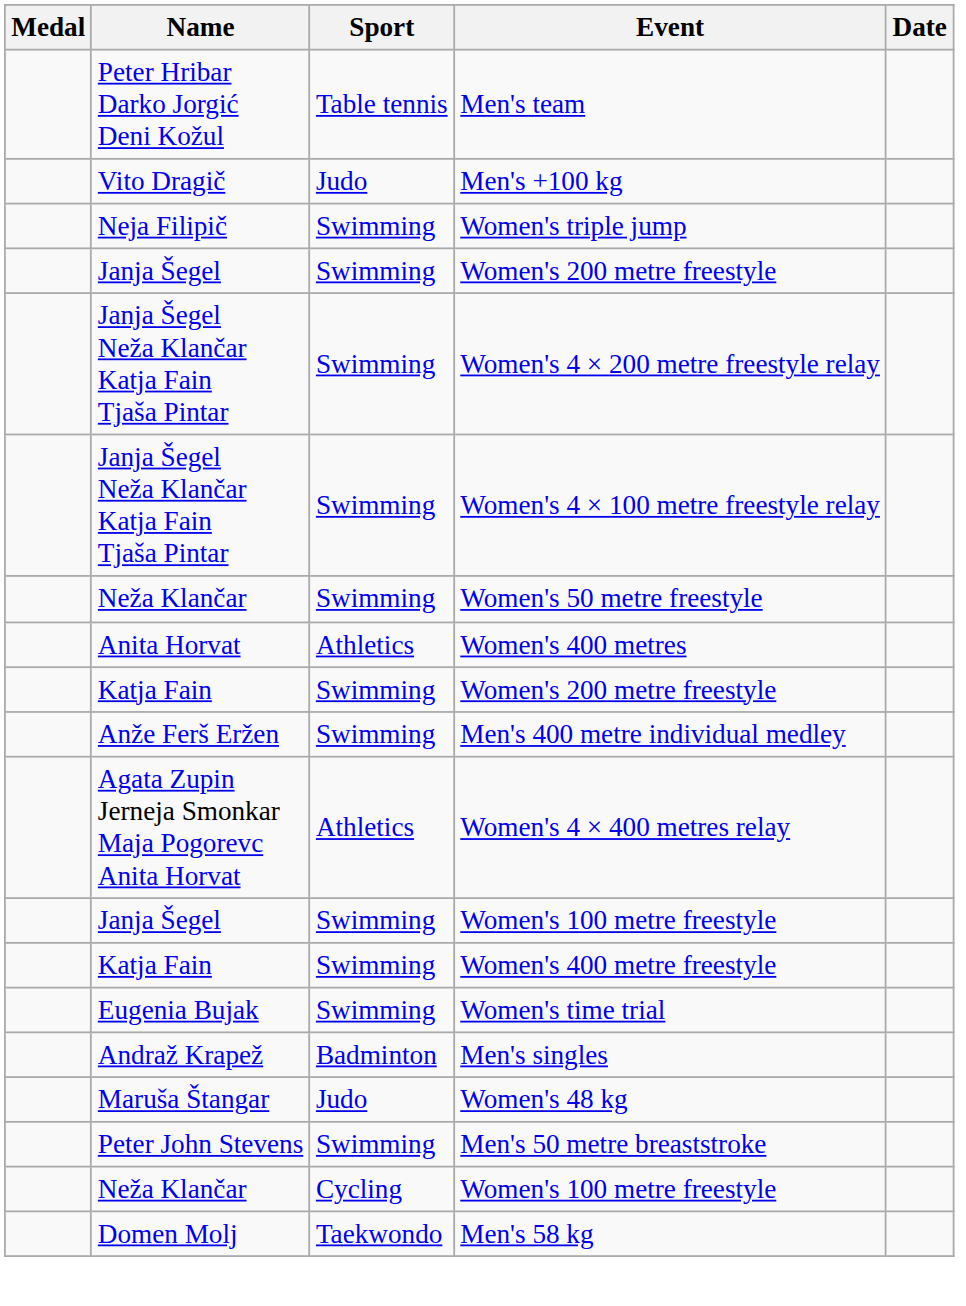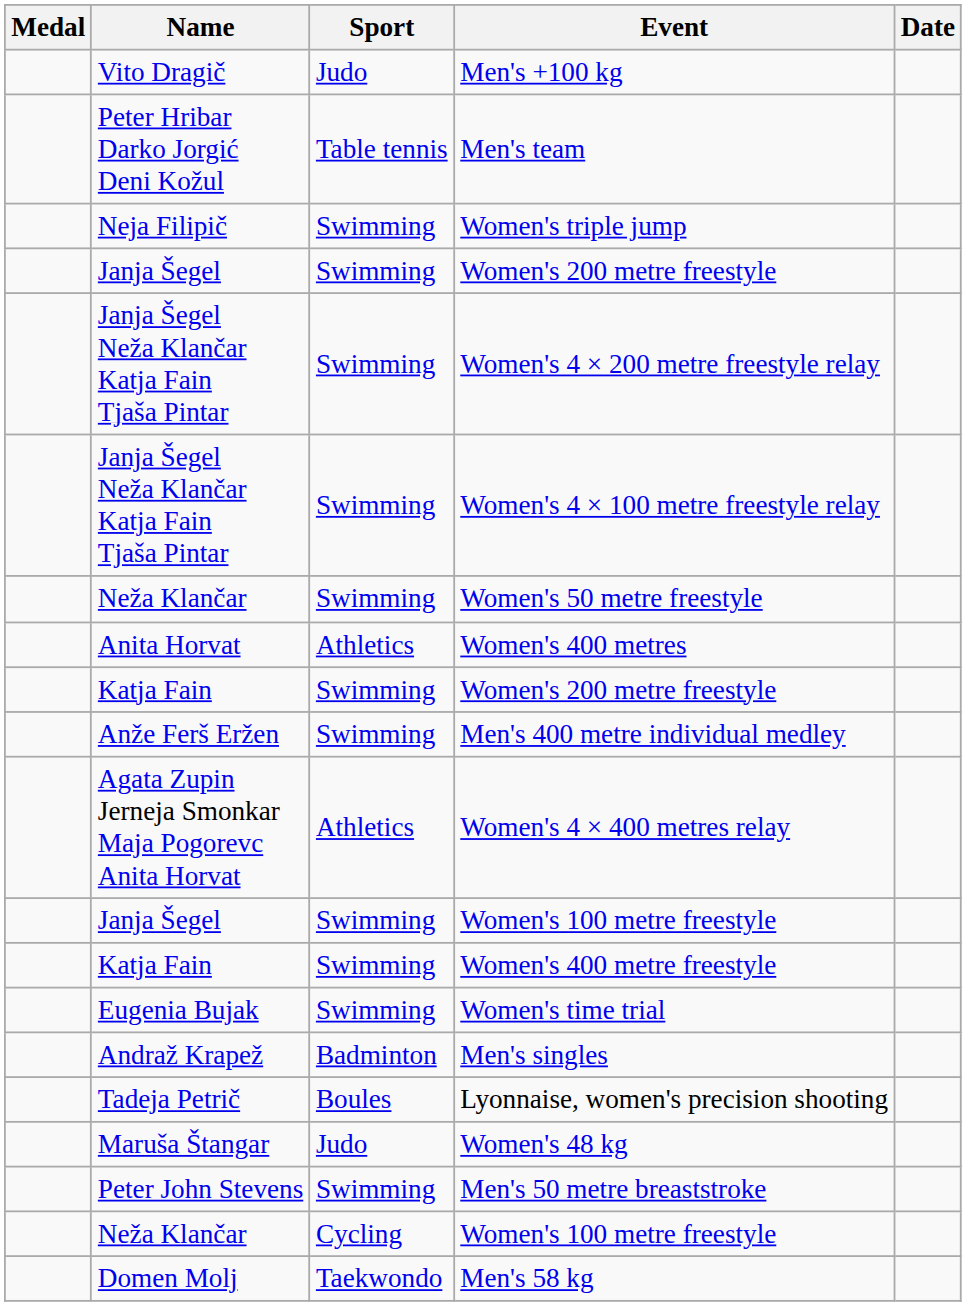rows swapped: (168, 104) <-> (162, 181)
+ row: (169, 1099)
